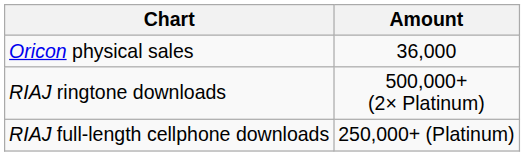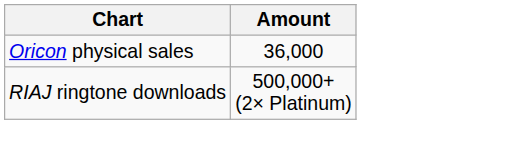- row: (169, 134)
